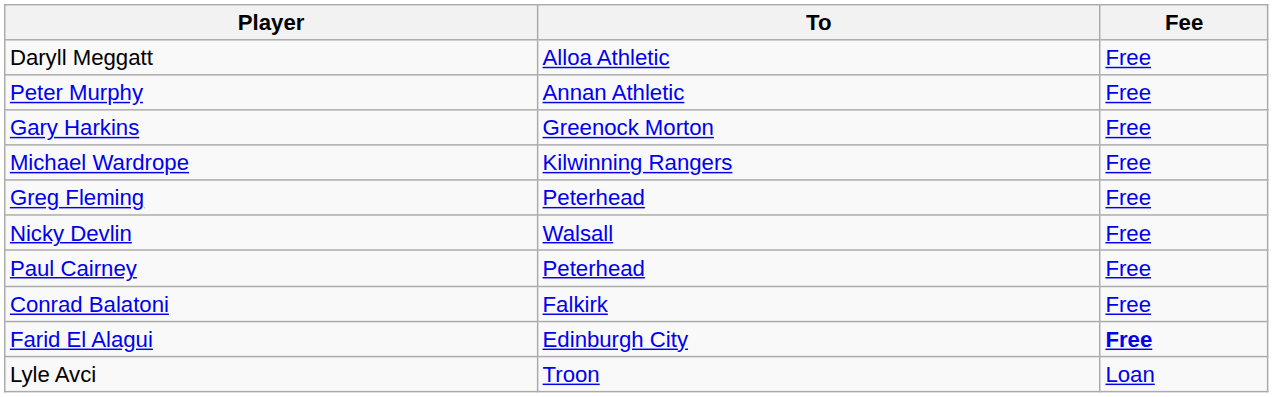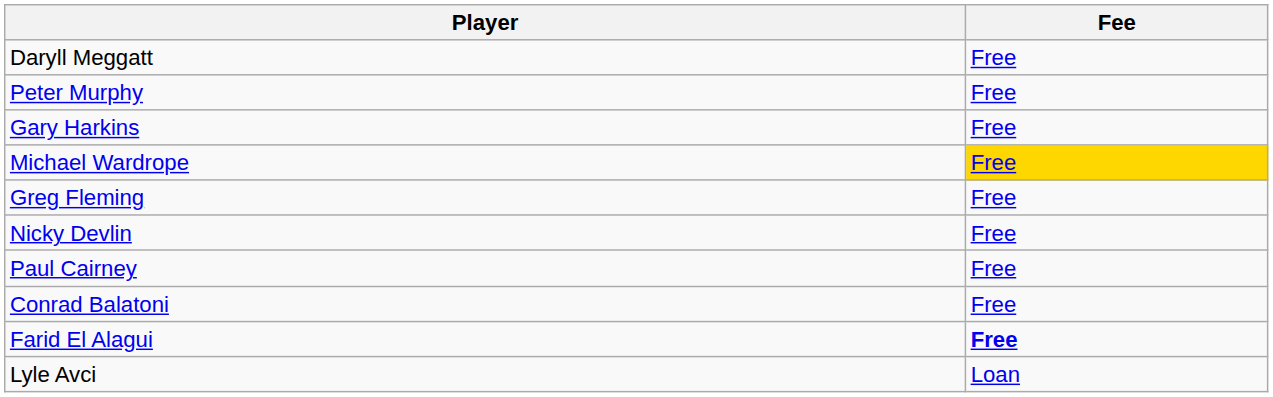- column: (819, 22)
(1128, 163) no background -> (993, 163) gold background
